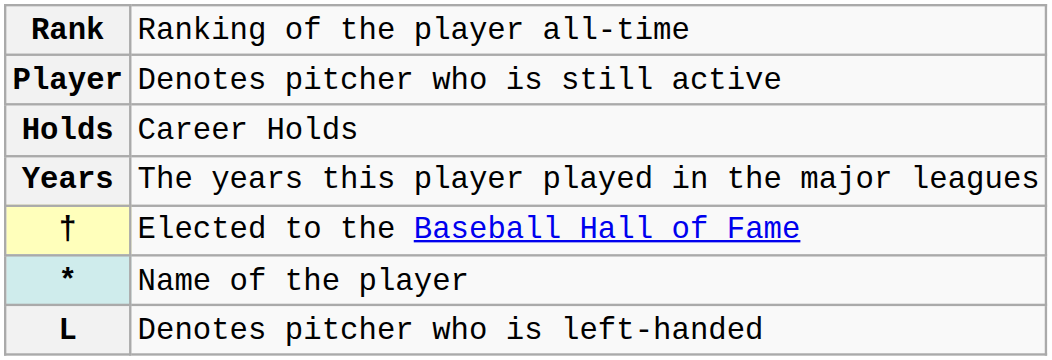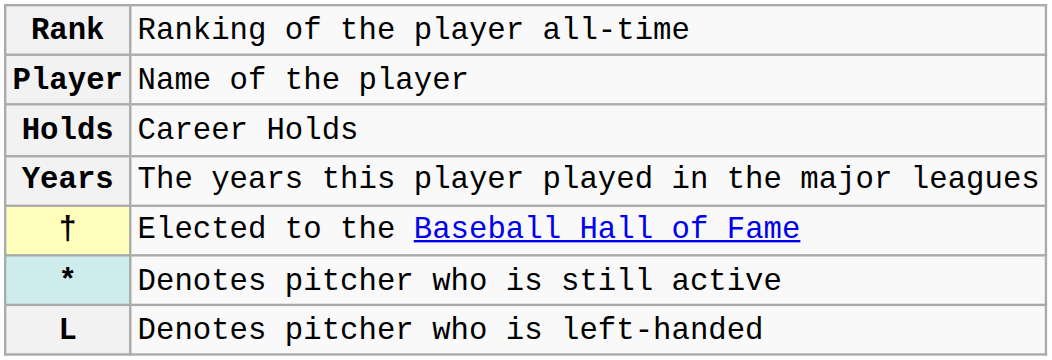(460, 80) Denotes pitcher who is still active -> (303, 80) Name of the player
(303, 280) Name of the player -> (460, 280) Denotes pitcher who is still active
